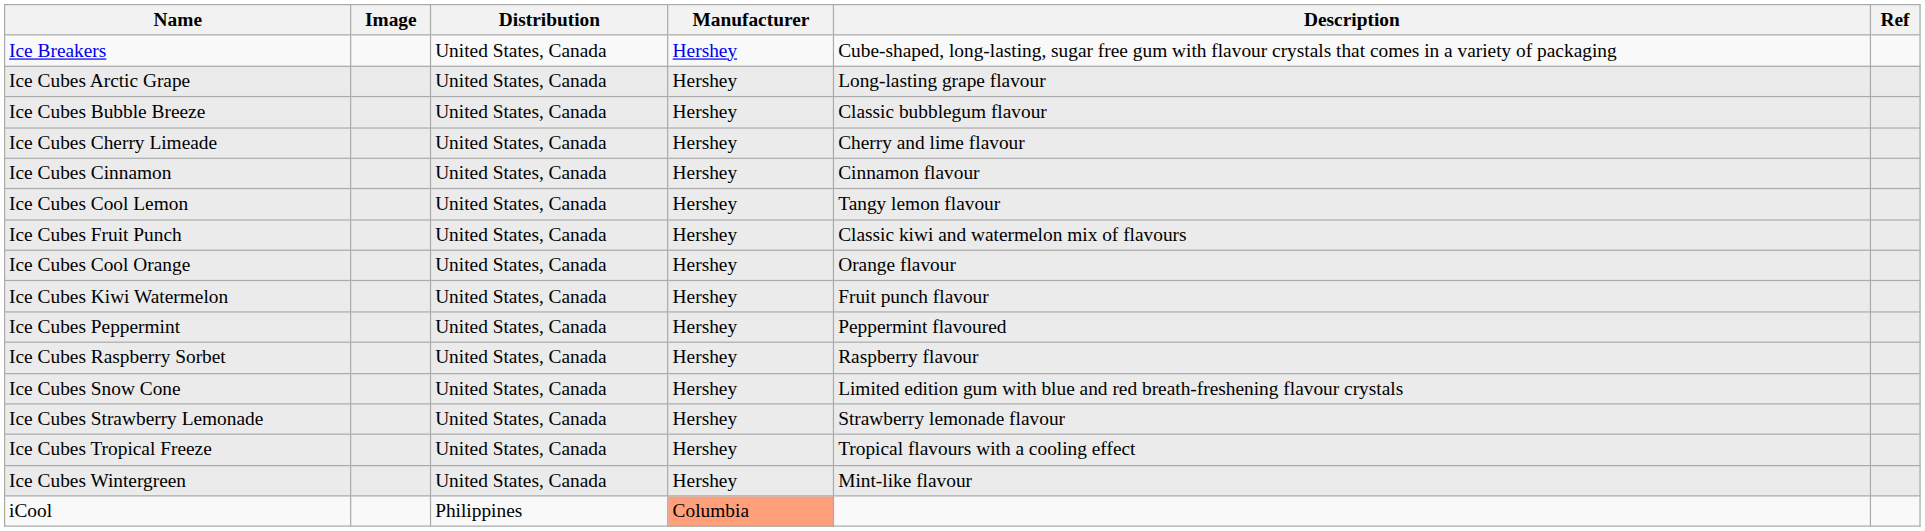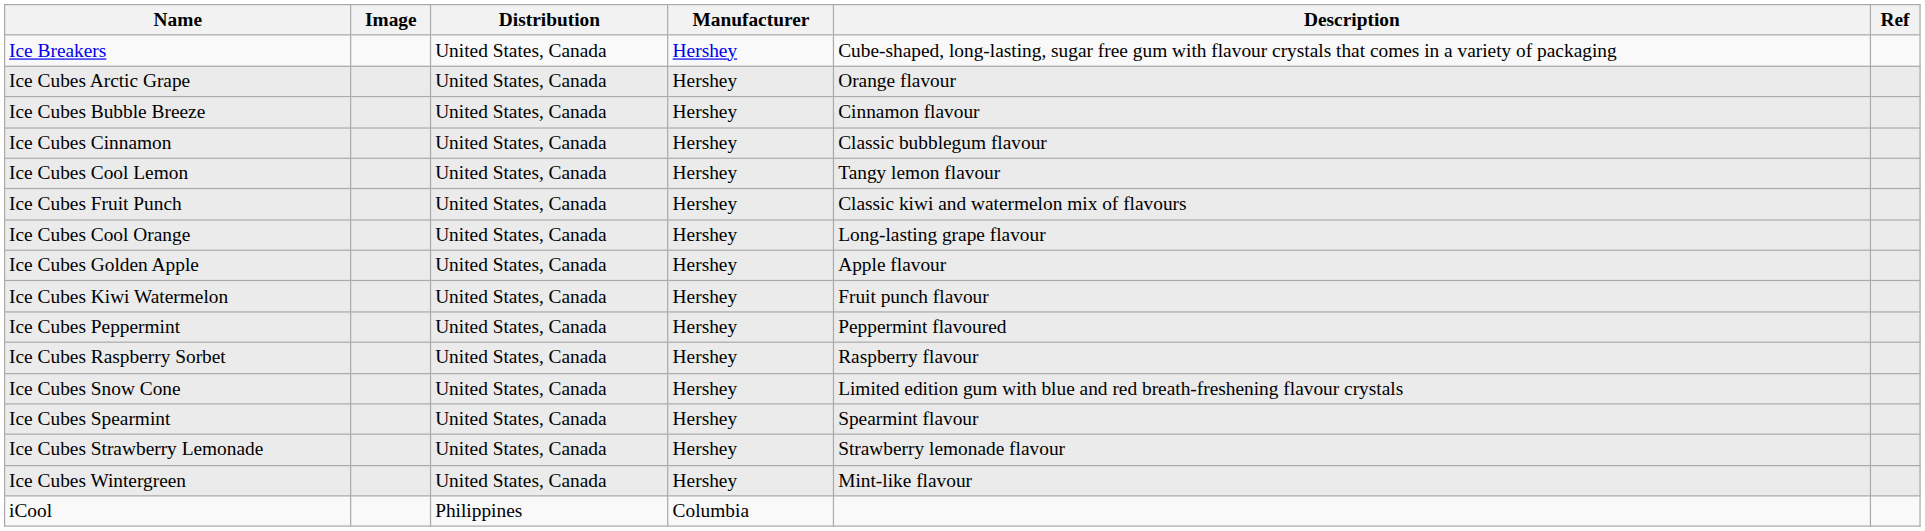(942, 81) Long-lasting grape flavour -> (897, 81) Orange flavour
(942, 111) Classic bubblegum flavour -> (909, 111) Cinnamon flavour
- row: (113, 142)
(909, 173) Cinnamon flavour -> (942, 142) Classic bubblegum flavour
(897, 265) Orange flavour -> (942, 234) Long-lasting grape flavour
+ row: (104, 265)
+ row: (90, 419)
- row: (110, 449)
(711, 511) lightsalmon background -> (711, 511) no background
